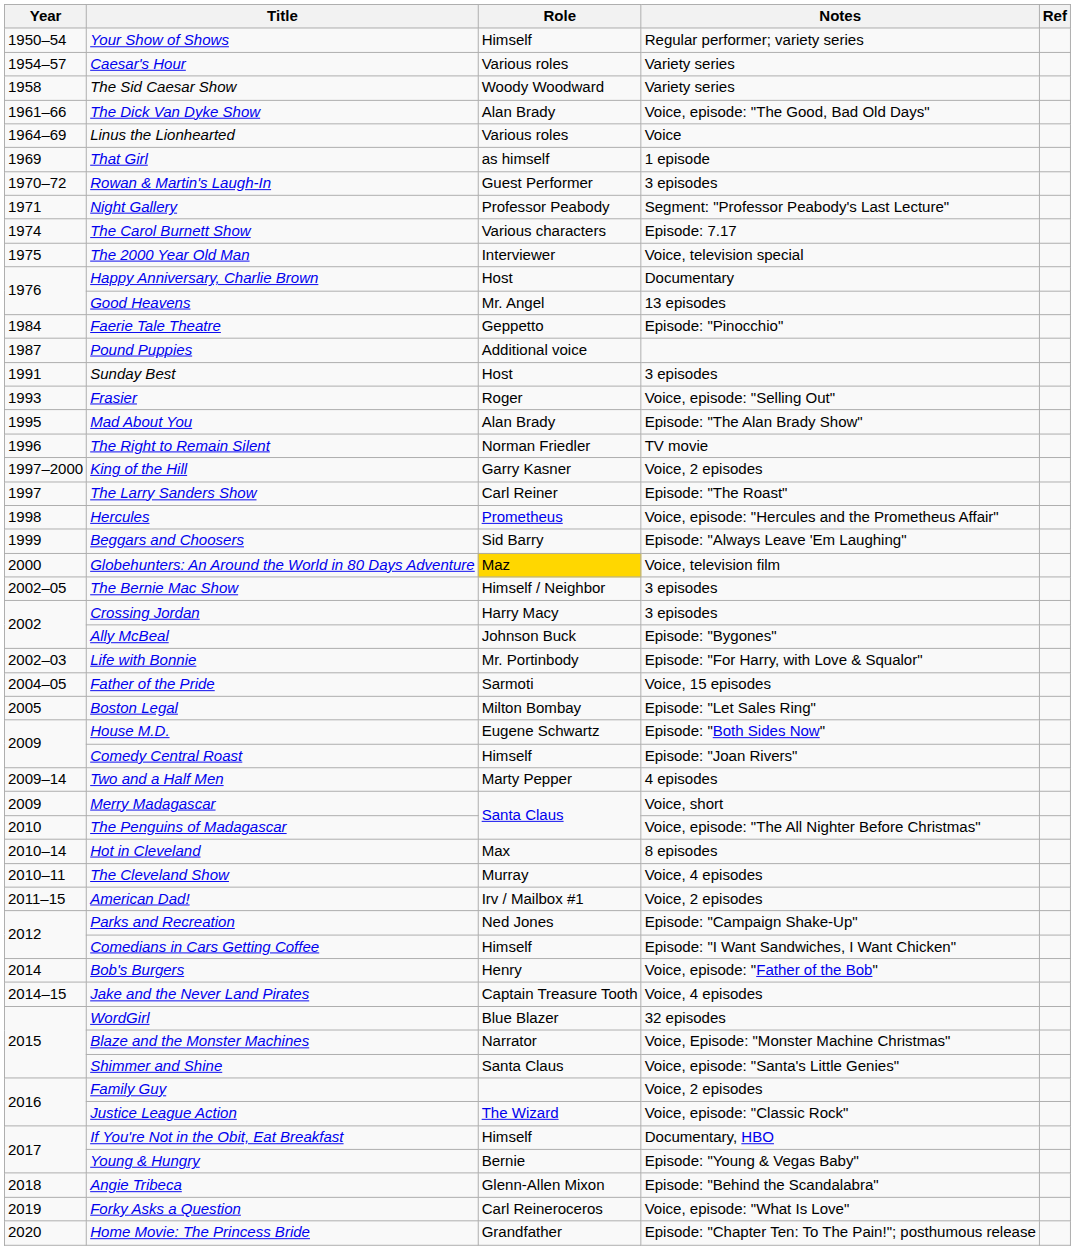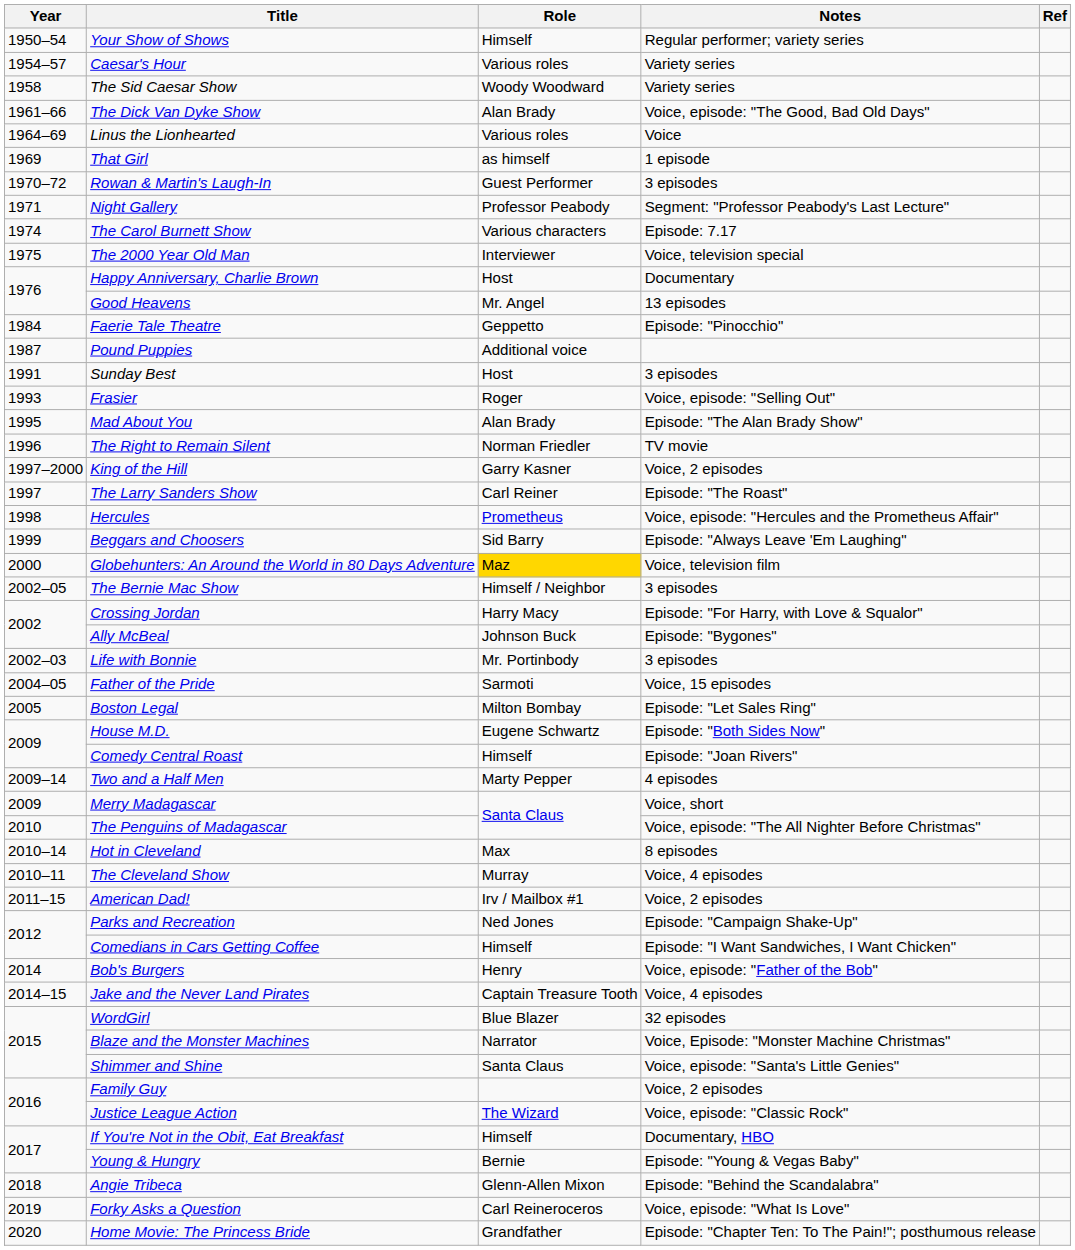(681, 612) 3 episodes -> (784, 612) Episode: "For Harry, with Love & Squalor"
(784, 660) Episode: "For Harry, with Love & Squalor" -> (681, 660) 3 episodes
